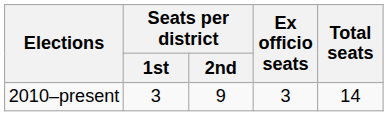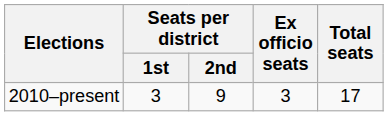(350, 96) 14 -> (350, 96) 17
